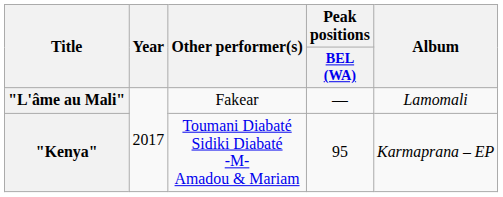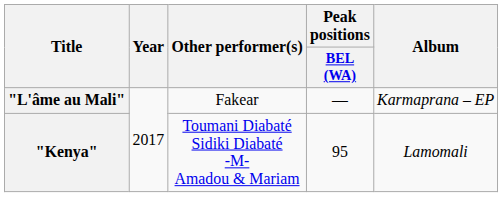(436, 100) Lamomali -> (436, 100) Karmaprana – EP
(436, 152) Karmaprana – EP -> (436, 152) Lamomali
